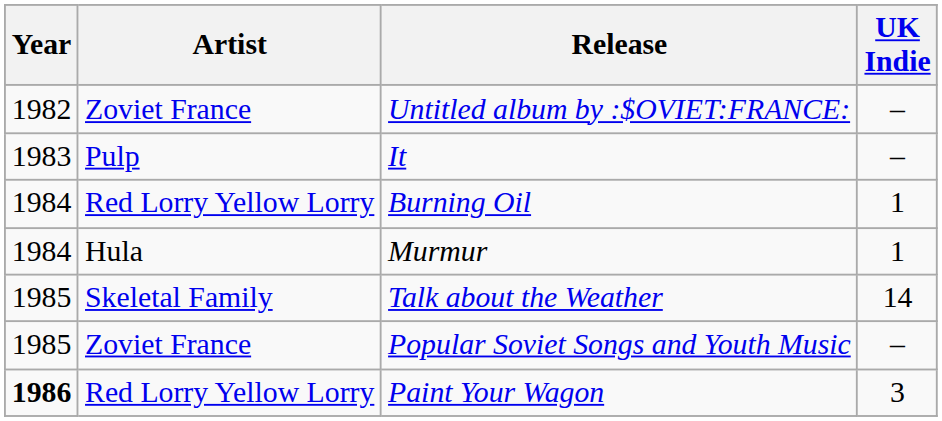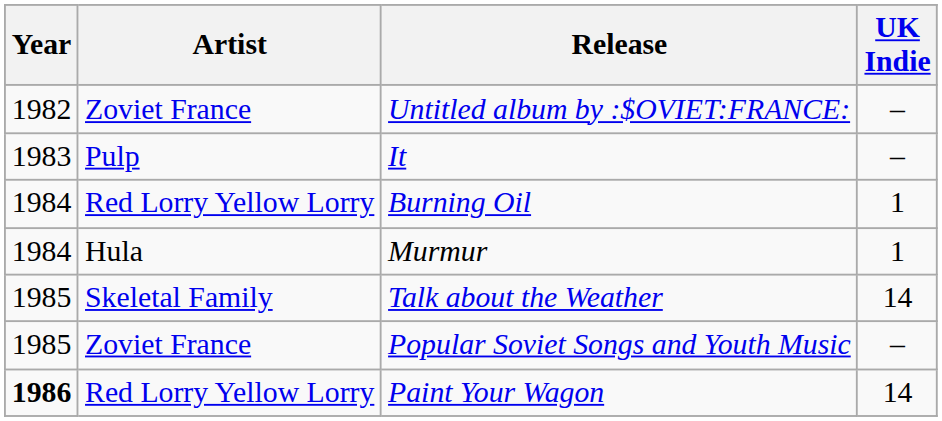(898, 391) 3 -> (898, 391) 14
